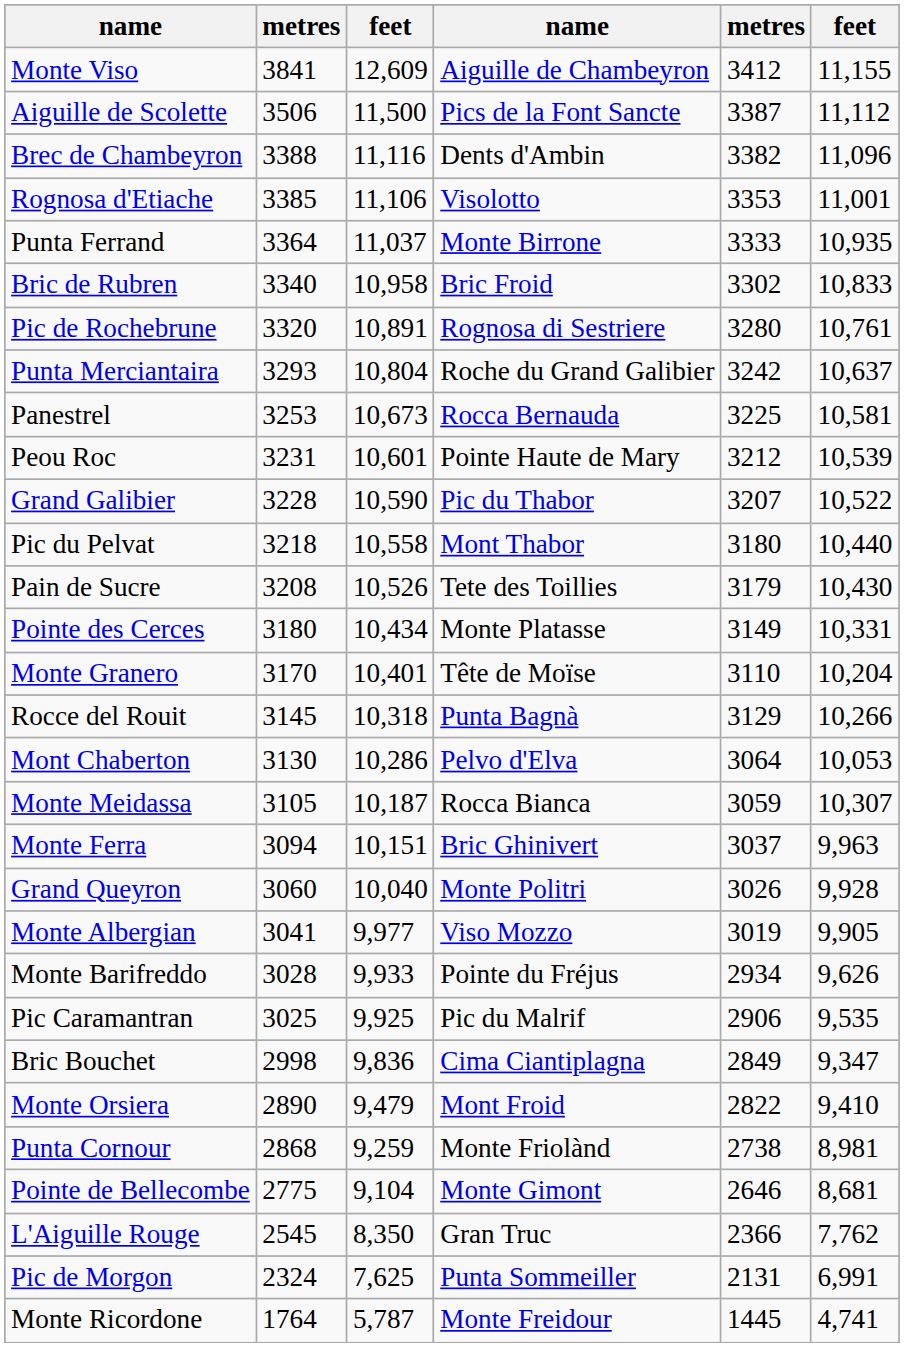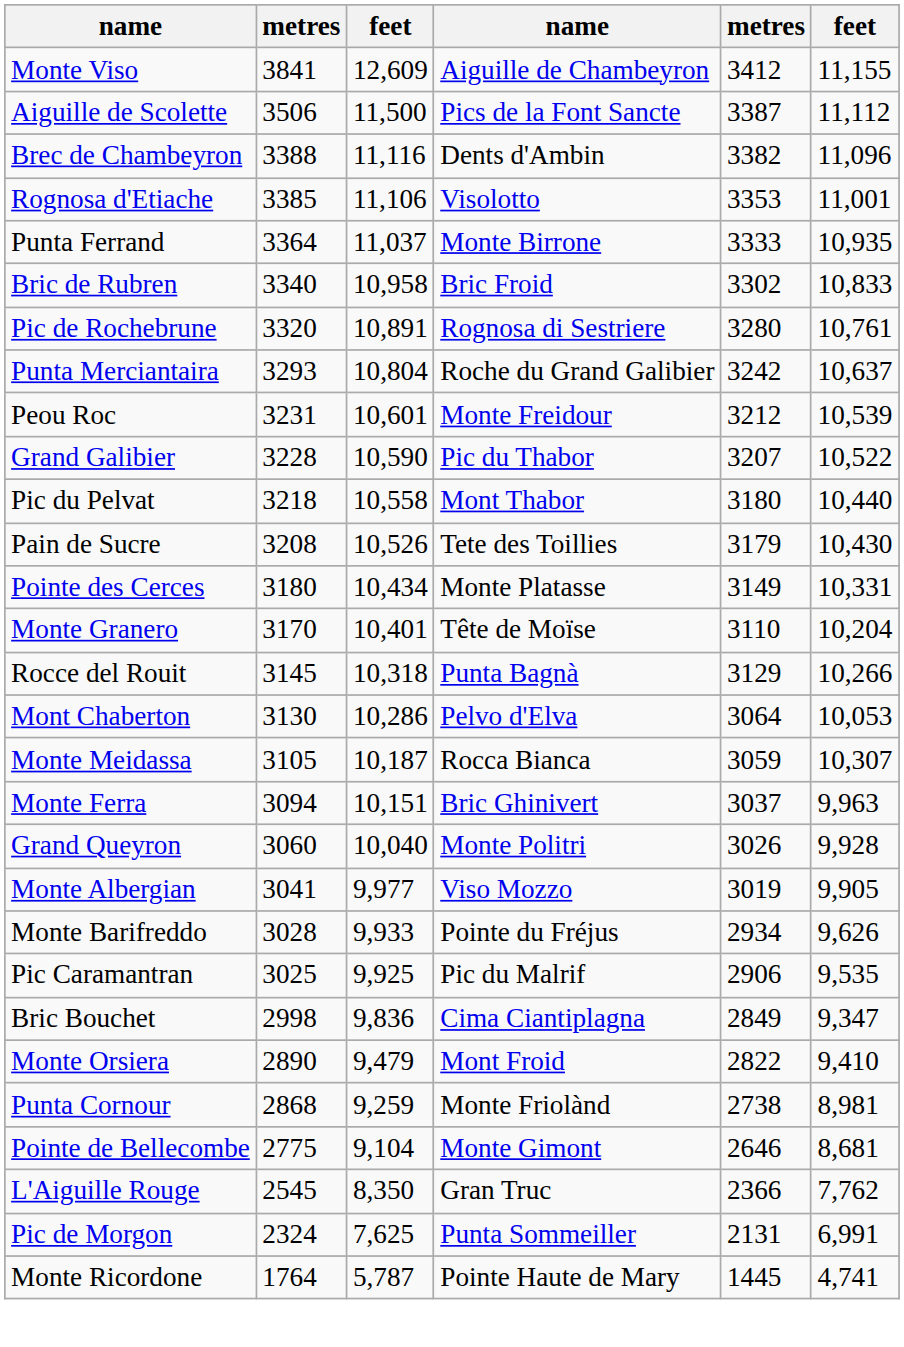- row: (61, 414)
(560, 457) Pointe Haute de Mary -> (526, 414) Monte Freidour
(526, 1320) Monte Freidour -> (560, 1277) Pointe Haute de Mary
